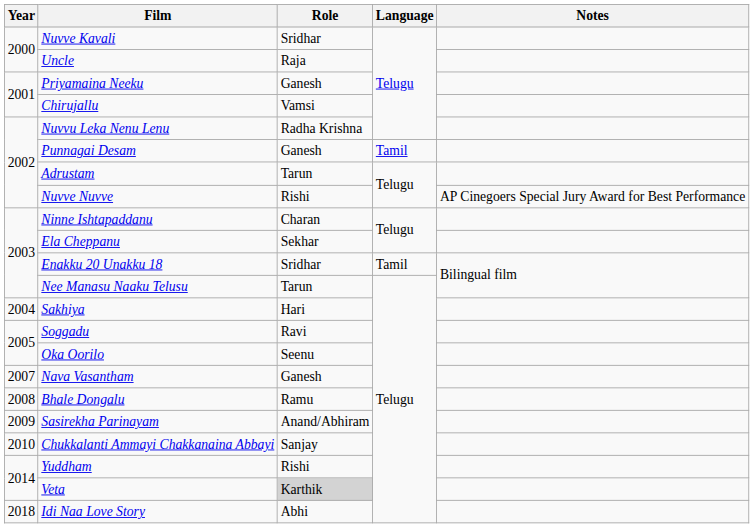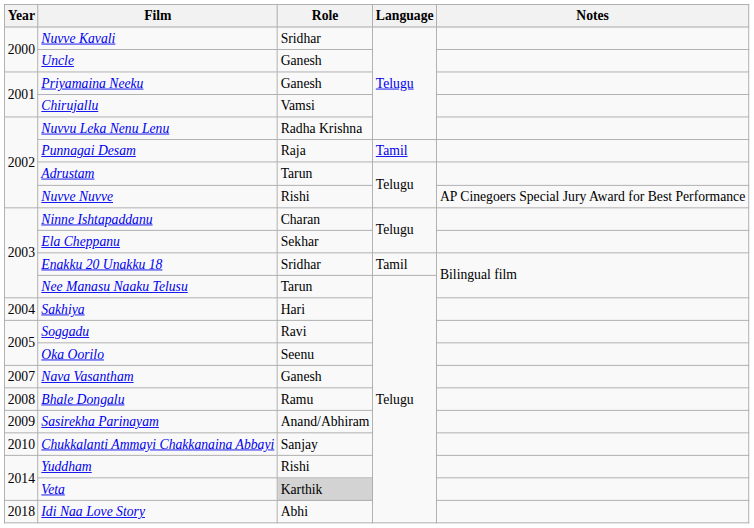(293, 61) Raja -> (301, 61) Ganesh
(301, 151) Ganesh -> (293, 151) Raja
